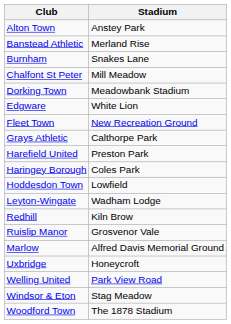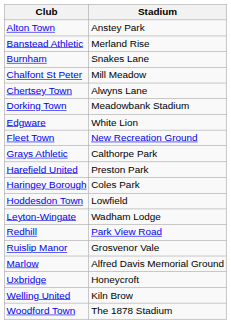+ row: (39, 91)
(112, 216) Kiln Brow -> (127, 232) Park View Road
(127, 279) Park View Road -> (112, 295) Kiln Brow
- row: (41, 295)
